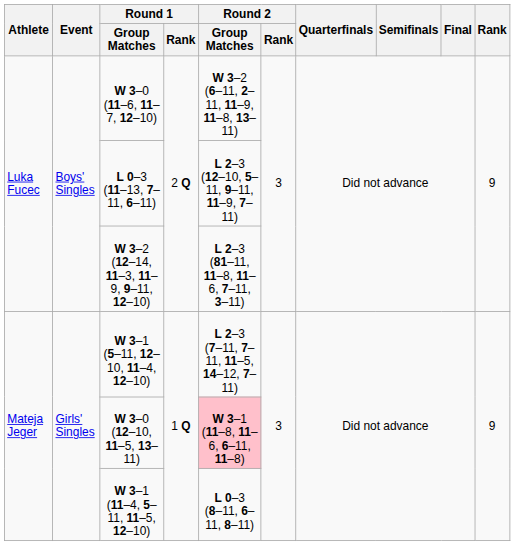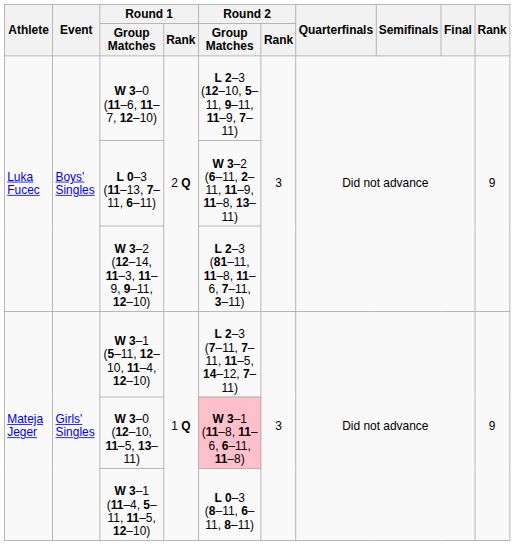(230, 105) W 3–2 (6–11, 2–11, 11–9, 11–8, 13–11) -> (230, 105) L 2–3 (12–10, 5–11, 9–11, 11–9, 7–11)
(230, 190) L 2–3 (12–10, 5–11, 9–11, 11–9, 7–11) -> (230, 190) W 3–2 (6–11, 2–11, 11–9, 11–8, 13–11)
